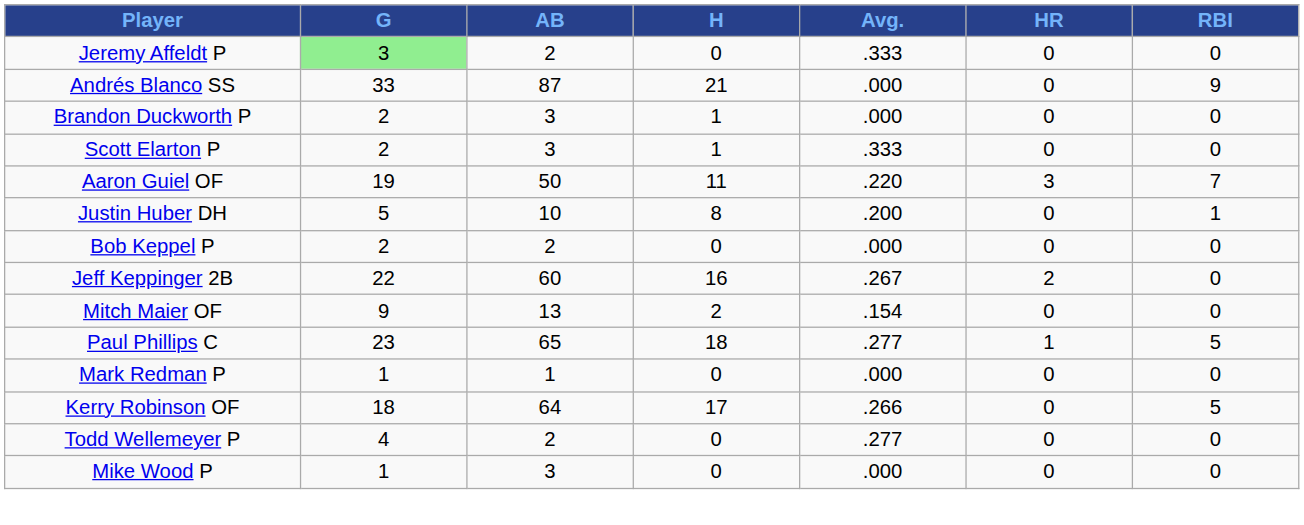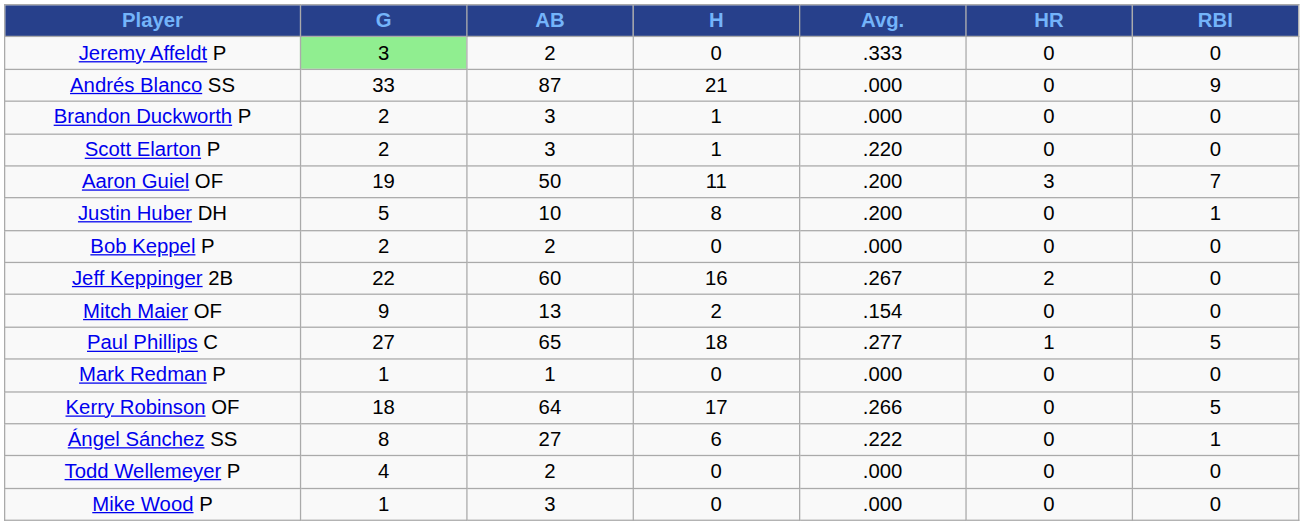(883, 149) .333 -> (883, 149) .220
(883, 181) .220 -> (883, 181) .200
(384, 342) 23 -> (384, 342) 27
+ row: (153, 439)
(883, 439) .277 -> (883, 471) .000
